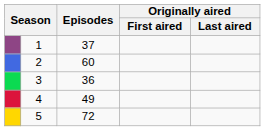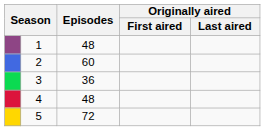(88, 45) 37 -> (88, 45) 48
(88, 99) 49 -> (88, 99) 48
